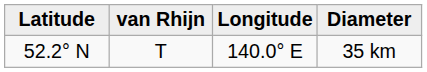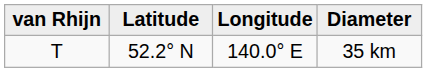columns swapped: (161, 20) <-> (57, 20)
